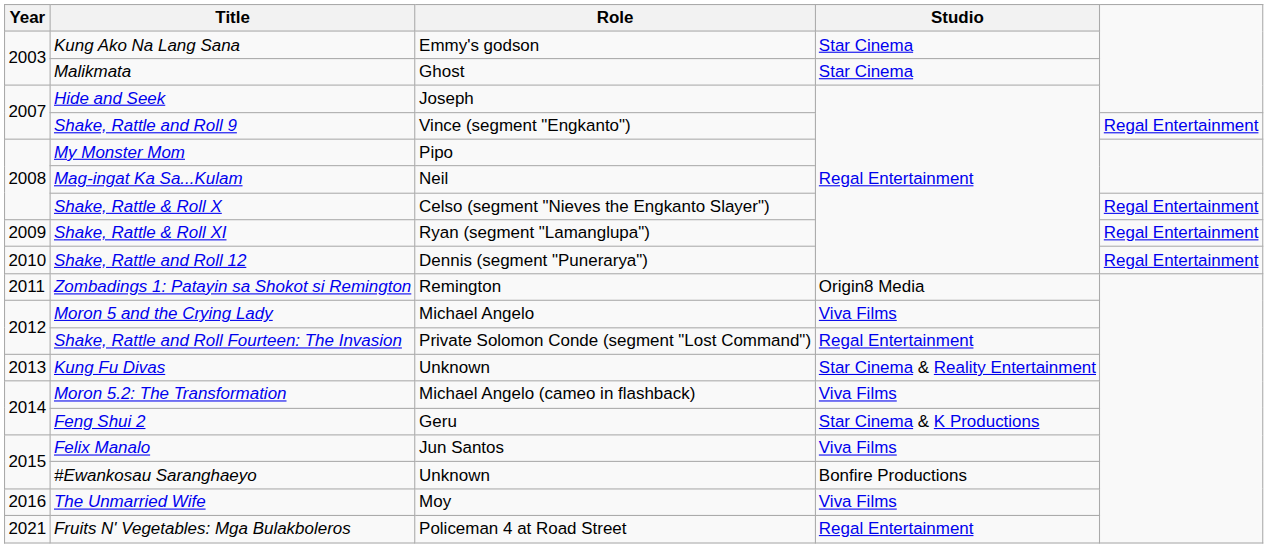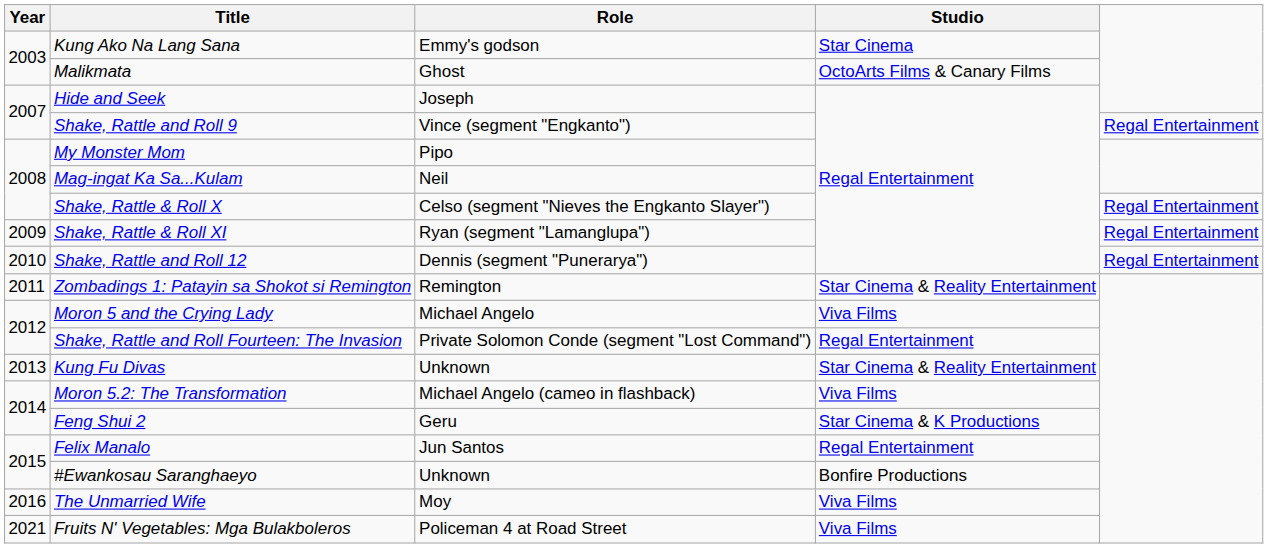(866, 71) Star Cinema -> (935, 71) OctoArts Films & Canary Films
(872, 286) Origin8 Media -> (957, 286) Star Cinema & Reality Entertainment
(858, 448) Viva Films -> (896, 448) Regal Entertainment
(896, 529) Regal Entertainment -> (858, 529) Viva Films
